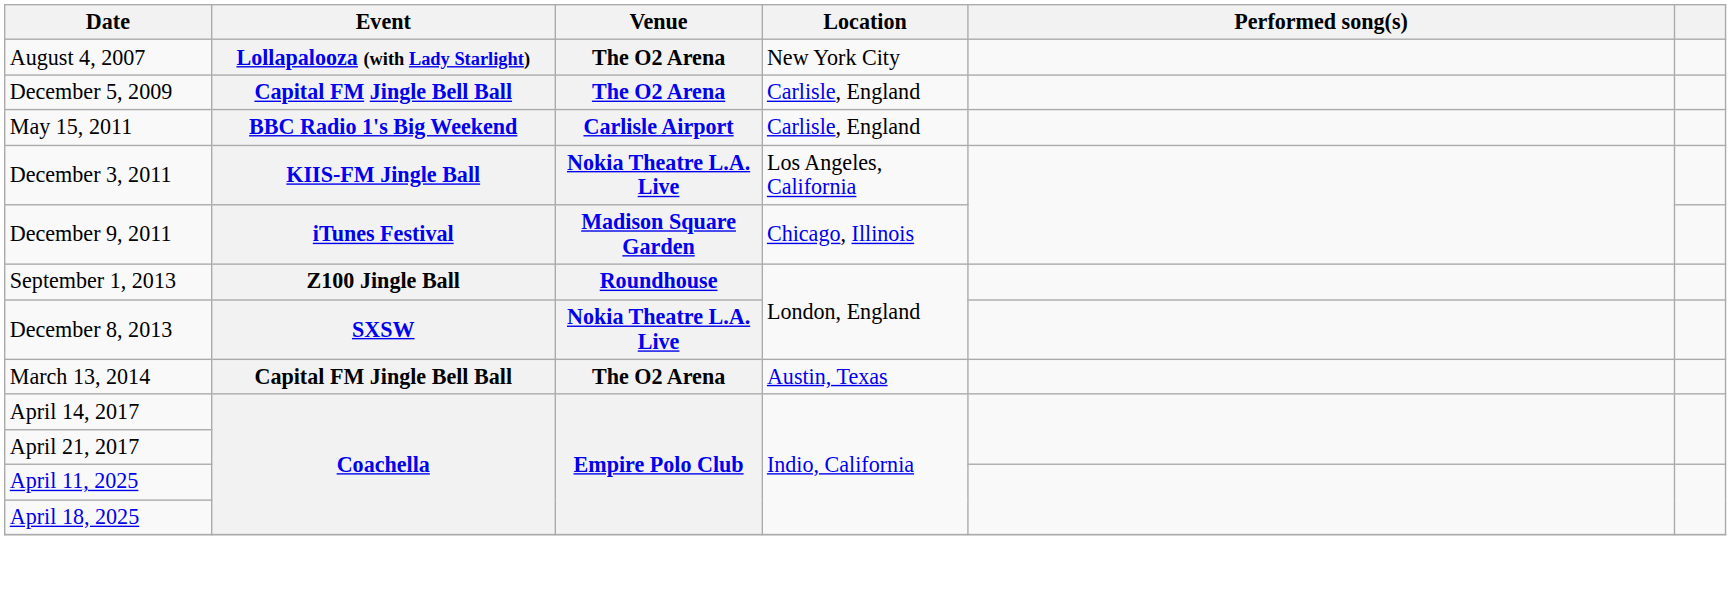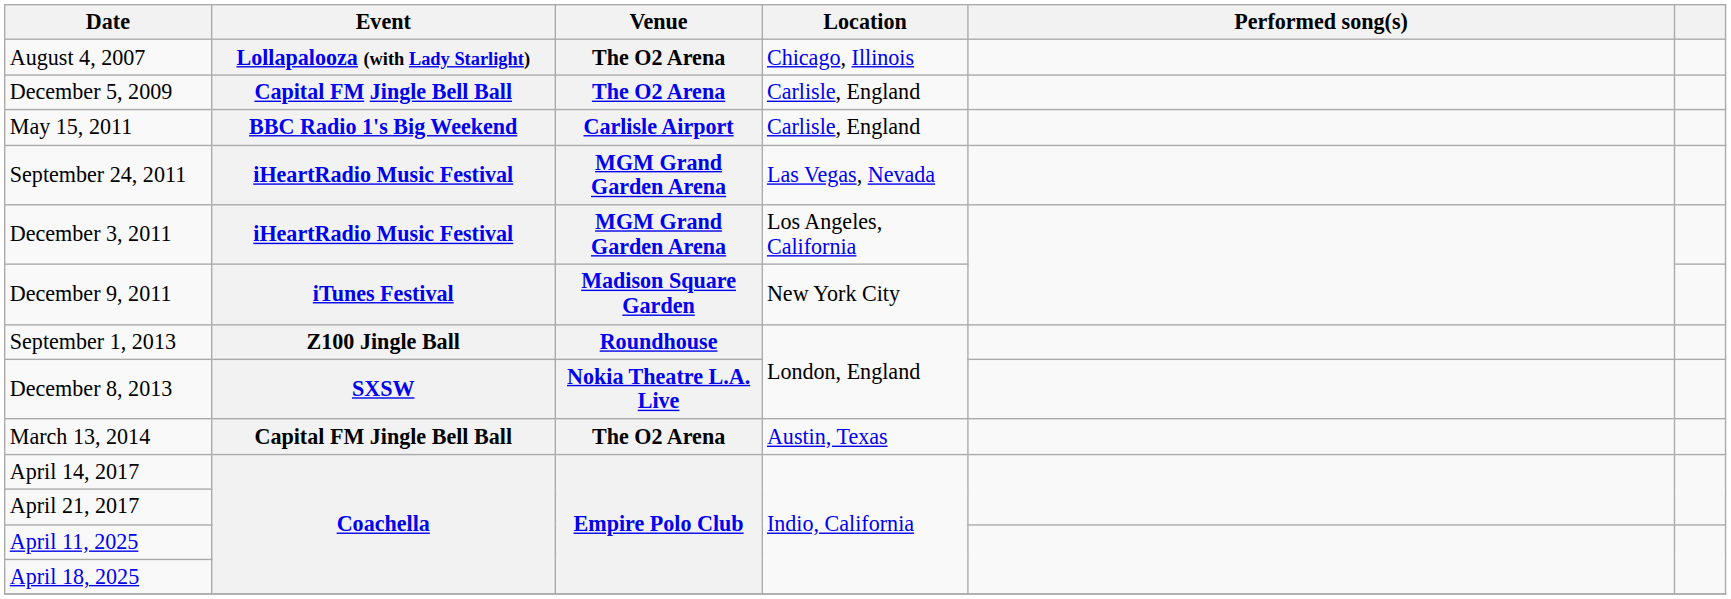(833, 57) New York City -> (841, 57) Chicago, Illinois
+ row: (98, 174)
(383, 174) KIIS-FM Jingle Ball -> (383, 234) iHeartRadio Music Festival
(659, 174) Nokia Theatre L.A. Live -> (659, 234) MGM Grand Garden Arena
(841, 234) Chicago, Illinois -> (833, 294) New York City
